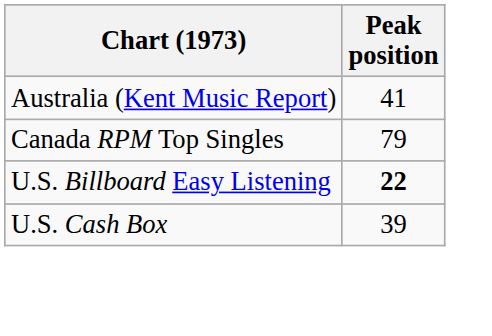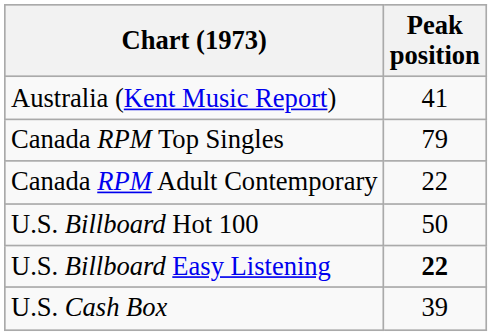+ row: (194, 181)
+ row: (135, 223)
